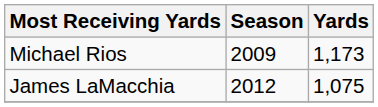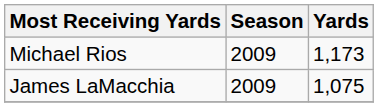(253, 86) 2012 -> (253, 86) 2009
